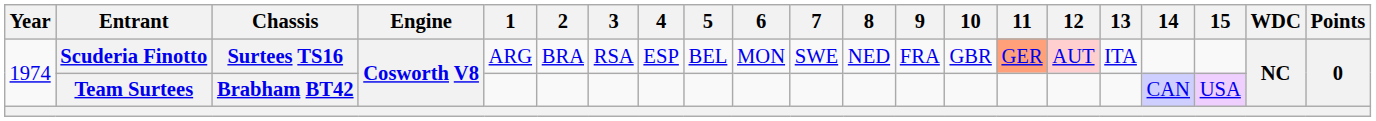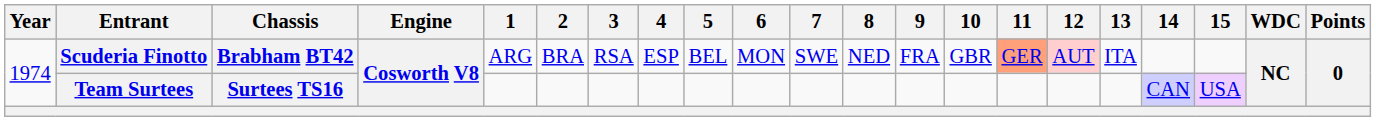(285, 55) Surtees TS16 -> (285, 55) Brabham BT42
(285, 89) Brabham BT42 -> (285, 89) Surtees TS16
